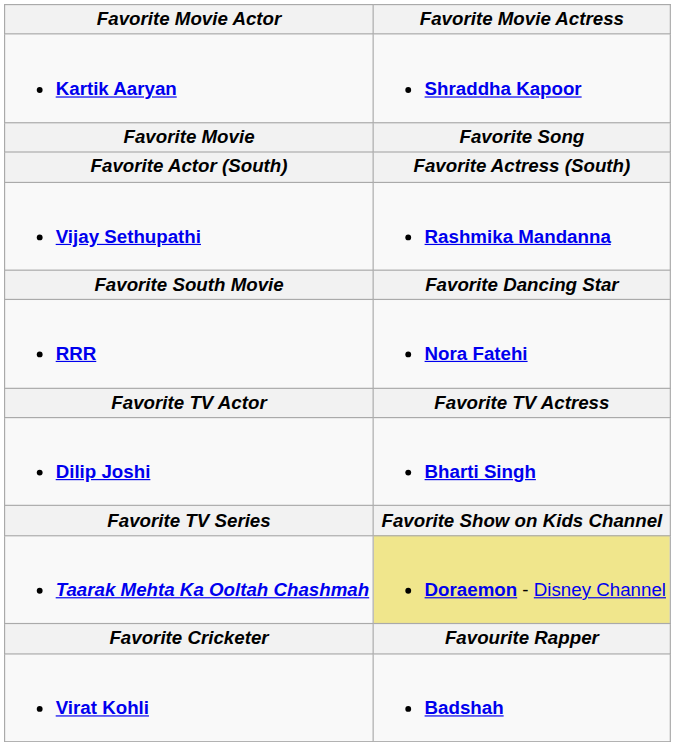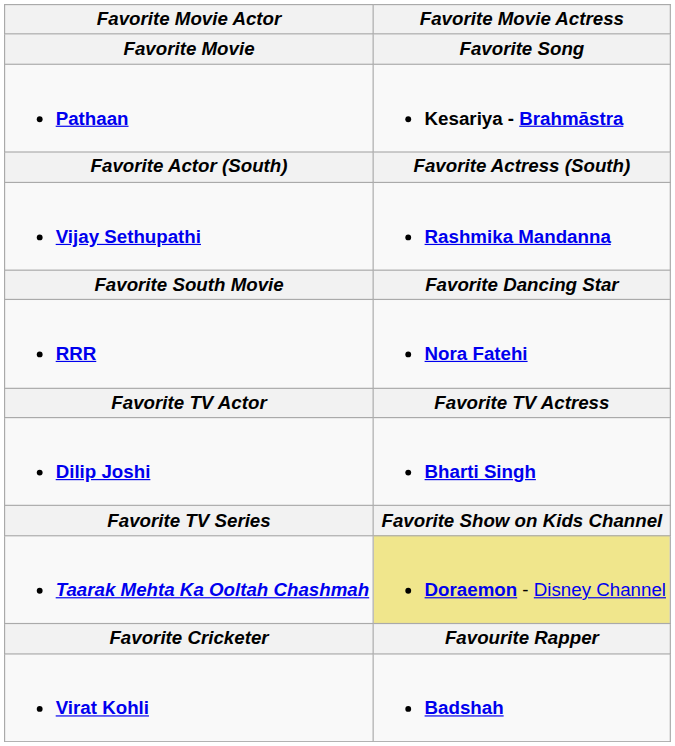- row: (189, 89)
+ row: (189, 119)
